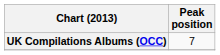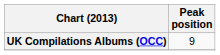(192, 41) 7 -> (192, 41) 9
